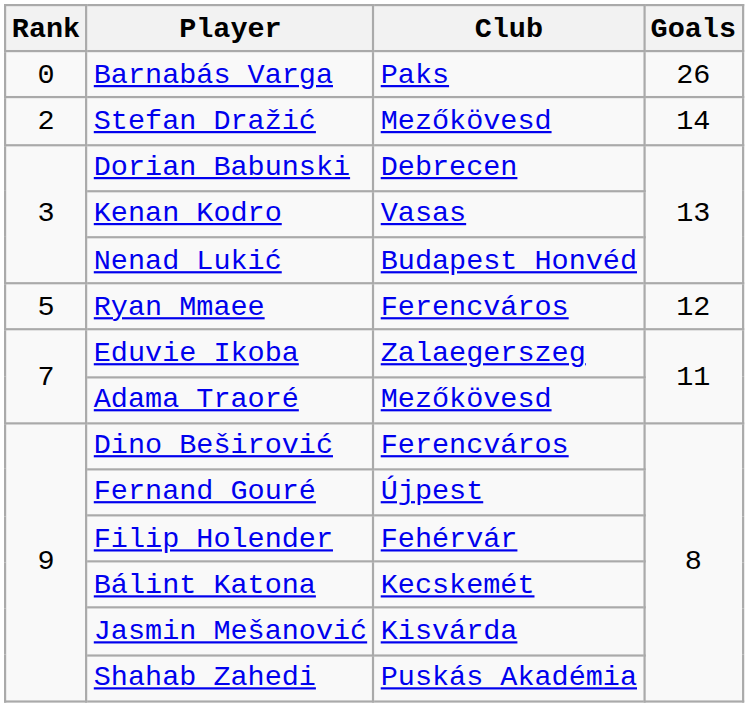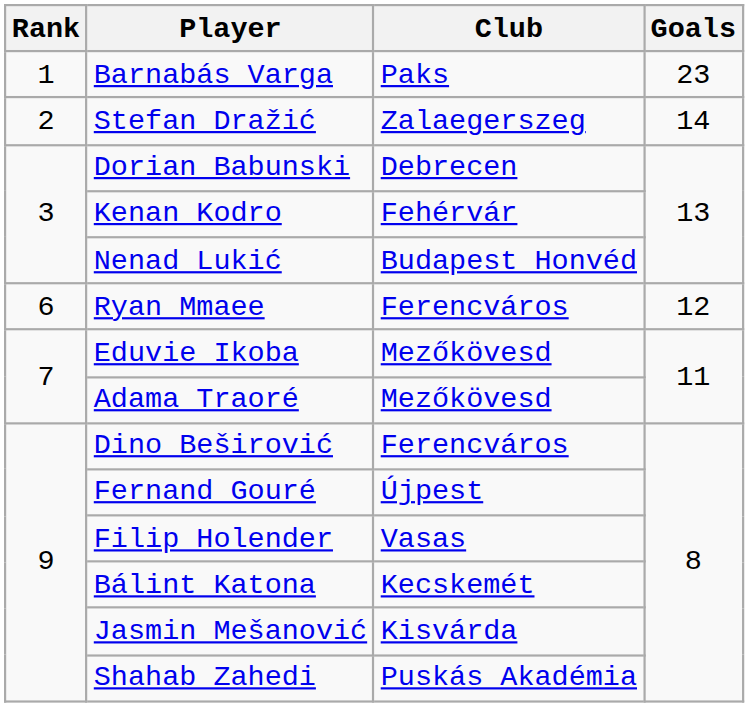(46, 75) 0 -> (46, 75) 1
(693, 75) 26 -> (693, 75) 23
(466, 121) Mezőkövesd -> (483, 121) Zalaegerszeg
(423, 214) Vasas -> (449, 214) Fehérvár
(46, 307) 5 -> (46, 307) 6
(483, 353) Zalaegerszeg -> (466, 353) Mezőkövesd
(449, 539) Fehérvár -> (423, 539) Vasas
